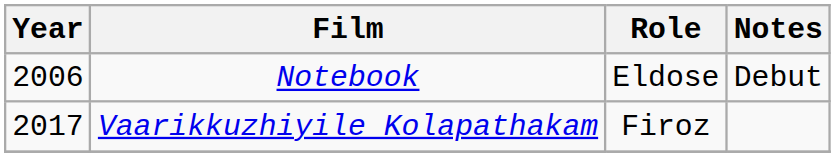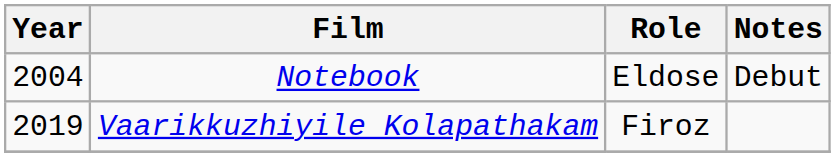(48, 78) 2006 -> (48, 78) 2004
(48, 126) 2017 -> (48, 126) 2019
